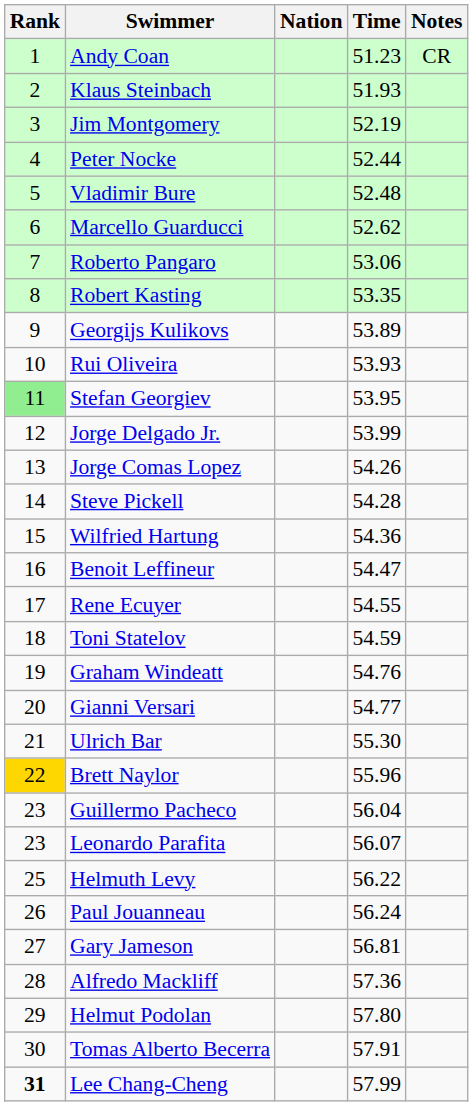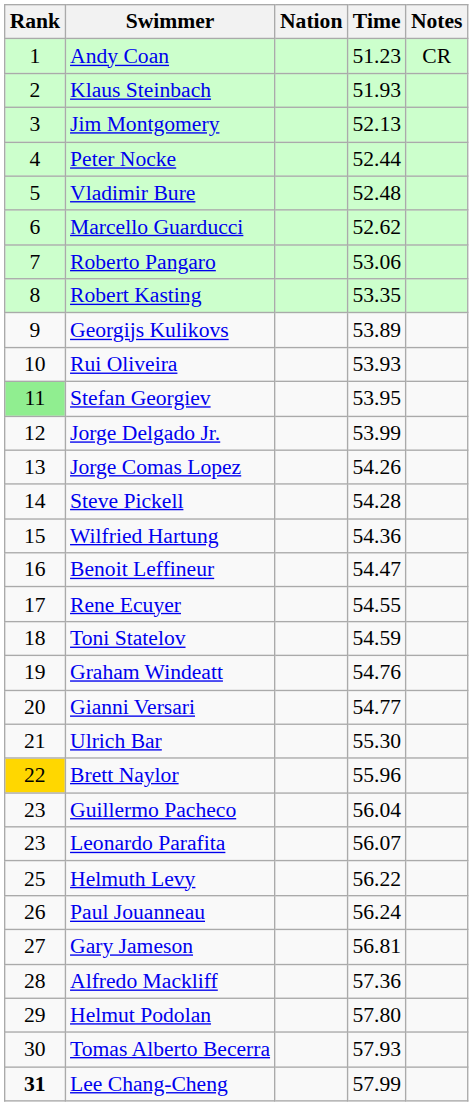(377, 124) 52.19 -> (377, 124) 52.13
(377, 1049) 57.91 -> (377, 1049) 57.93
